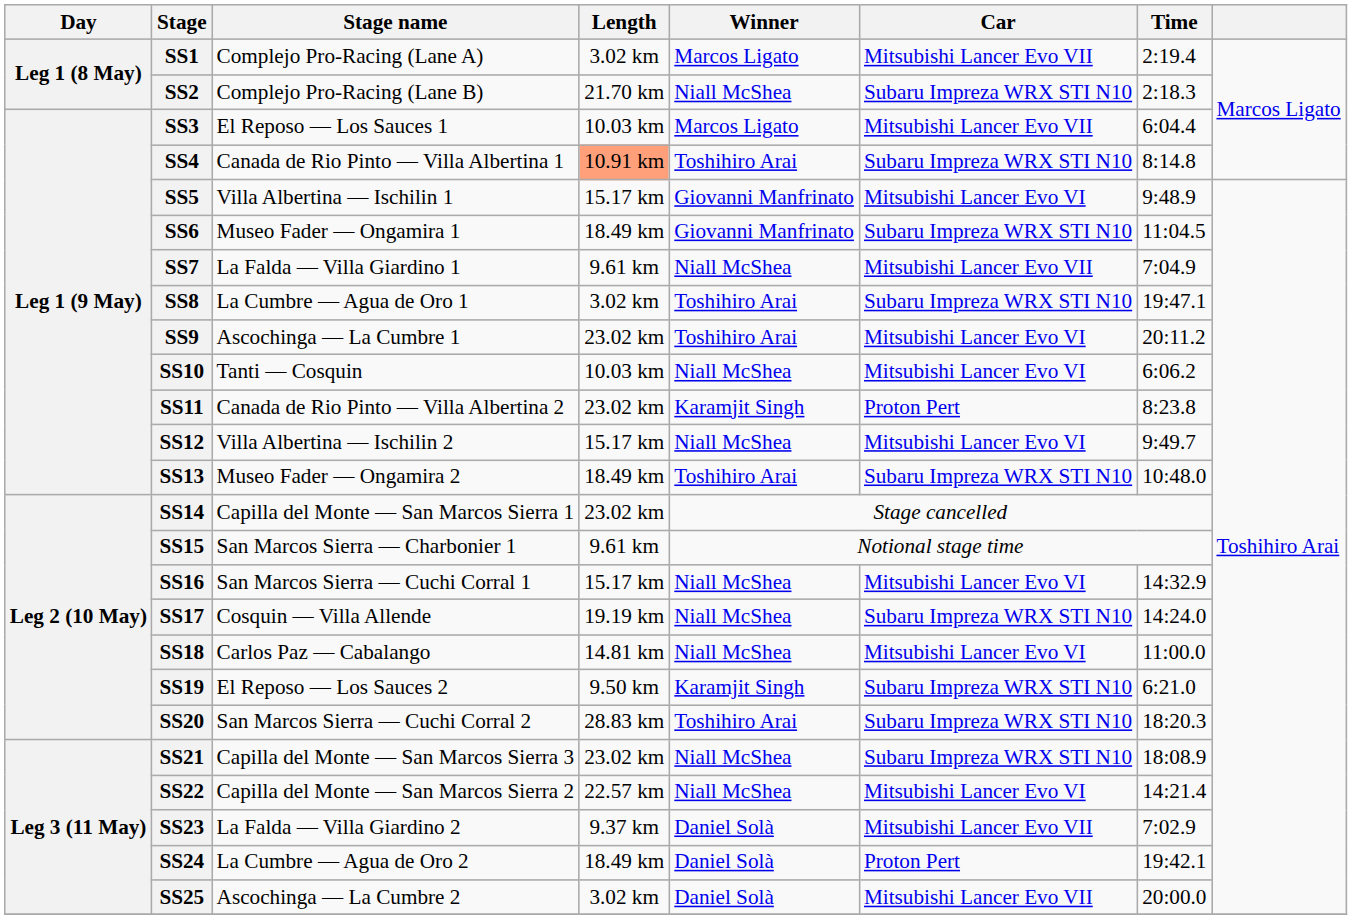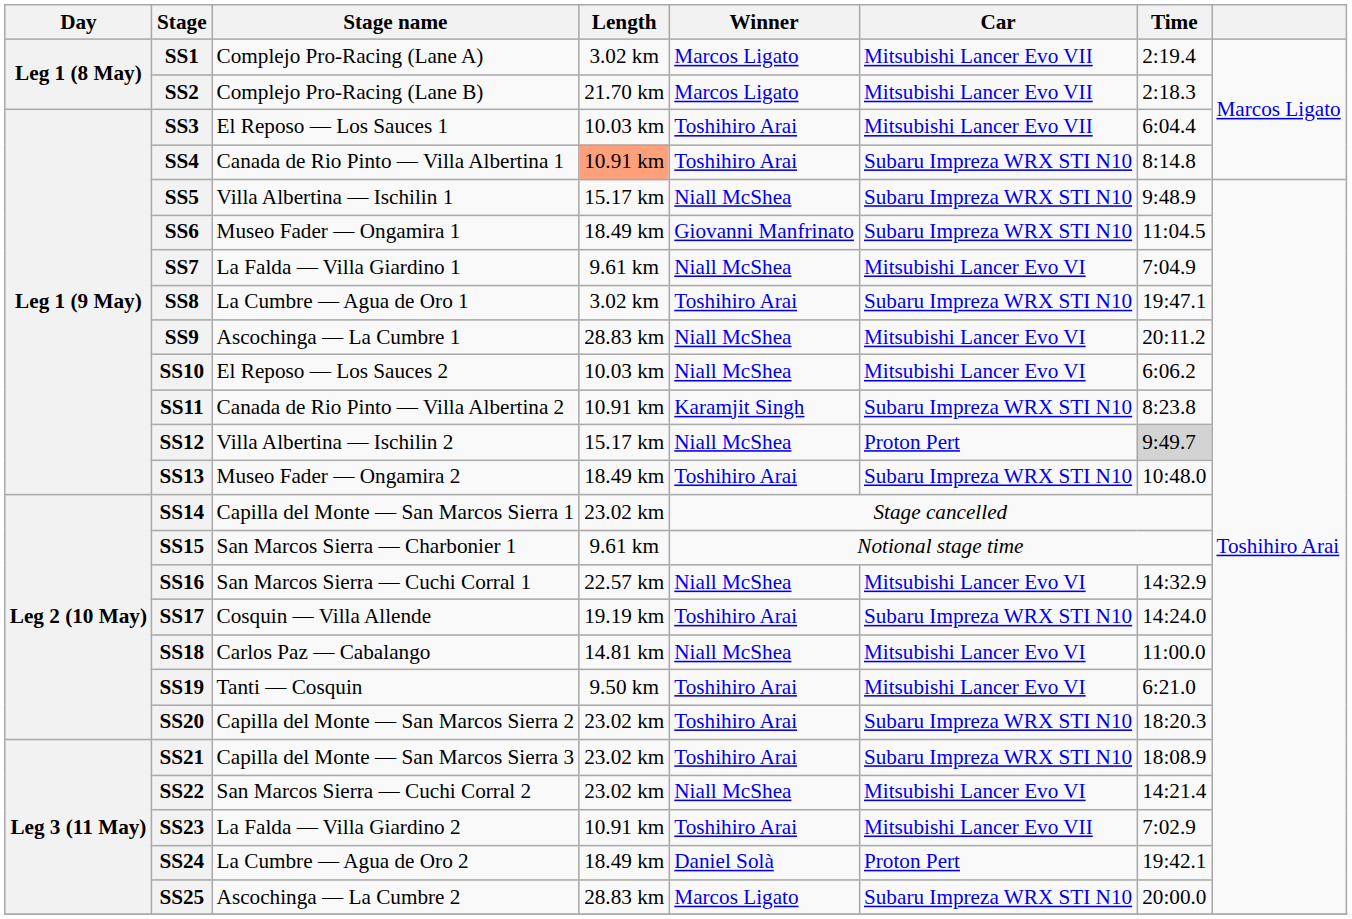(733, 91) Niall McShea -> (736, 91) Marcos Ligato
(998, 91) Subaru Impreza WRX STI N10 -> (978, 91) Mitsubishi Lancer Evo VII
(736, 126) Marcos Ligato -> (736, 126) Toshihiro Arai
(764, 196) Giovanni Manfrinato -> (733, 196) Niall McShea
(975, 196) Mitsubishi Lancer Evo VI -> (998, 196) Subaru Impreza WRX STI N10
(978, 266) Mitsubishi Lancer Evo VII -> (975, 266) Mitsubishi Lancer Evo VI
(624, 336) 23.02 km -> (624, 336) 28.83 km
(736, 336) Toshihiro Arai -> (733, 336) Niall McShea
(289, 371) Tanti — Cosquin -> (332, 371) El Reposo — Los Sauces 2
(624, 406) 23.02 km -> (624, 406) 10.91 km
(912, 406) Proton Pert -> (998, 406) Subaru Impreza WRX STI N10
(975, 441) Mitsubishi Lancer Evo VI -> (912, 441) Proton Pert
(1169, 441) no background -> (1169, 441) lightgrey background
(624, 581) 15.17 km -> (624, 581) 22.57 km
(733, 616) Niall McShea -> (736, 616) Toshihiro Arai
(332, 686) El Reposo — Los Sauces 2 -> (289, 686) Tanti — Cosquin
(739, 686) Karamjit Singh -> (736, 686) Toshihiro Arai
(998, 686) Subaru Impreza WRX STI N10 -> (975, 686) Mitsubishi Lancer Evo VI
(374, 721) San Marcos Sierra — Cuchi Corral 2 -> (395, 721) Capilla del Monte — San Marcos Sierra 2
(624, 721) 28.83 km -> (624, 721) 23.02 km
(733, 756) Niall McShea -> (736, 756) Toshihiro Arai
(395, 791) Capilla del Monte — San Marcos Sierra 2 -> (374, 791) San Marcos Sierra — Cuchi Corral 2
(624, 791) 22.57 km -> (624, 791) 23.02 km
(624, 826) 9.37 km -> (624, 826) 10.91 km
(724, 826) Daniel Solà -> (736, 826) Toshihiro Arai
(624, 896) 3.02 km -> (624, 896) 28.83 km
(724, 896) Daniel Solà -> (736, 896) Marcos Ligato
(978, 896) Mitsubishi Lancer Evo VII -> (998, 896) Subaru Impreza WRX STI N10
